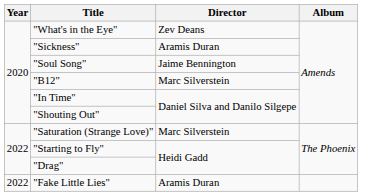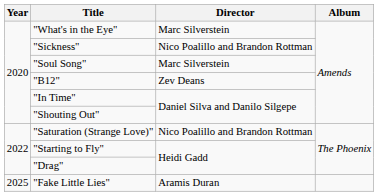(181, 30) Zev Deans -> (194, 30) Marc Silverstein
(189, 47) Aramis Duran -> (235, 47) Nico Poalillo and Brandon Rottman
(197, 64) Jaime Bennington -> (194, 64) Marc Silverstein
(194, 81) Marc Silverstein -> (181, 81) Zev Deans
(194, 132) Marc Silverstein -> (235, 132) Nico Poalillo and Brandon Rottman
(18, 183) 2022 -> (18, 183) 2025
